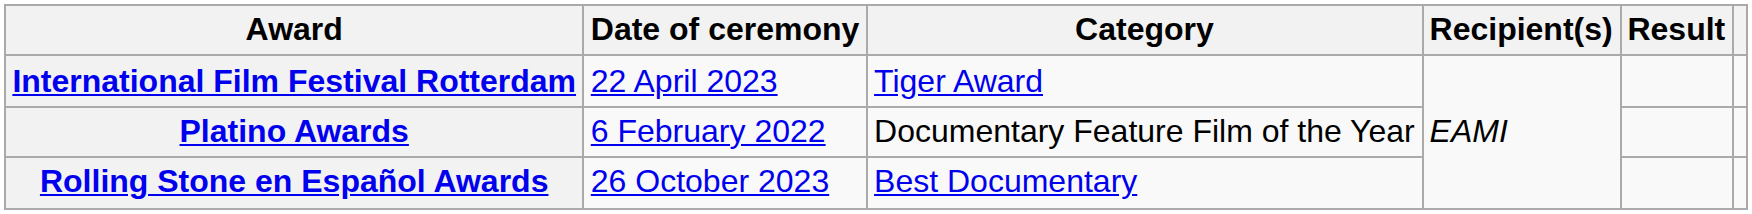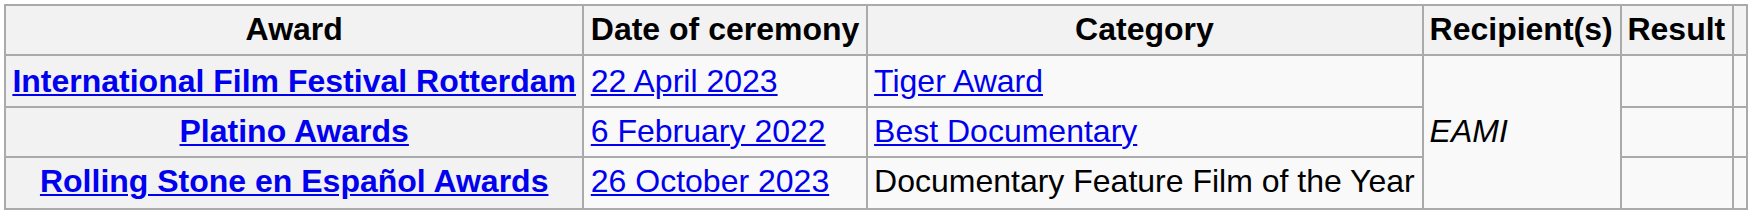(1144, 131) Documentary Feature Film of the Year -> (1006, 131) Best Documentary
(1006, 182) Best Documentary -> (1144, 182) Documentary Feature Film of the Year
